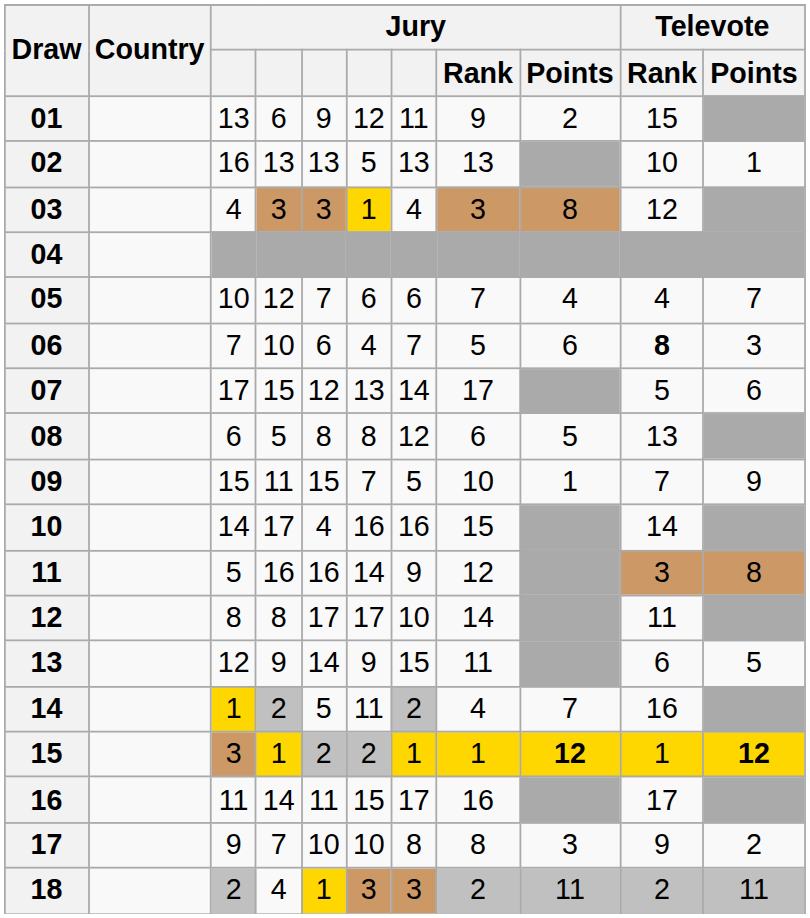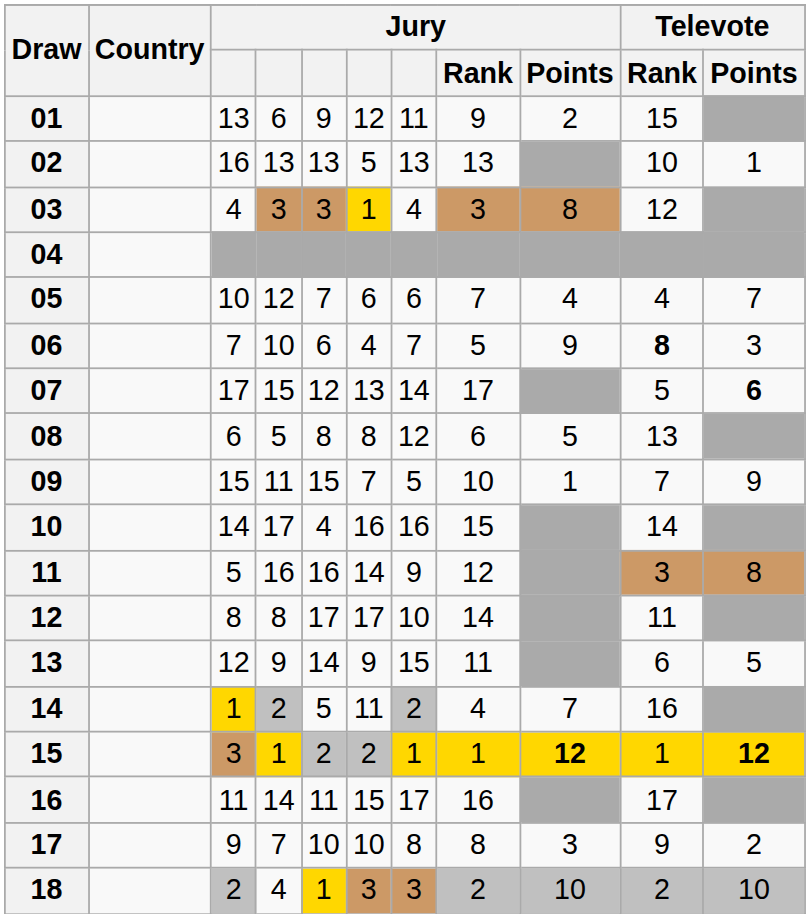(570, 345) 6 -> (570, 345) 9
(754, 390) normal -> (754, 390) bold
(570, 890) 11 -> (570, 890) 10
(754, 890) 11 -> (754, 890) 10
